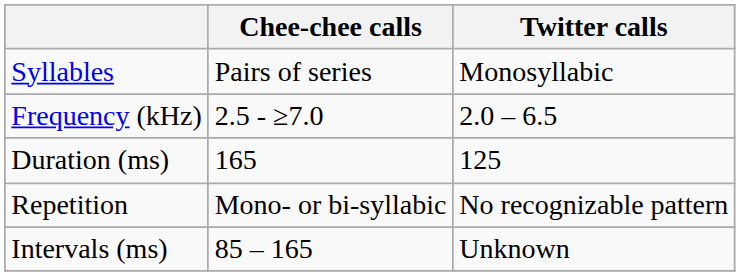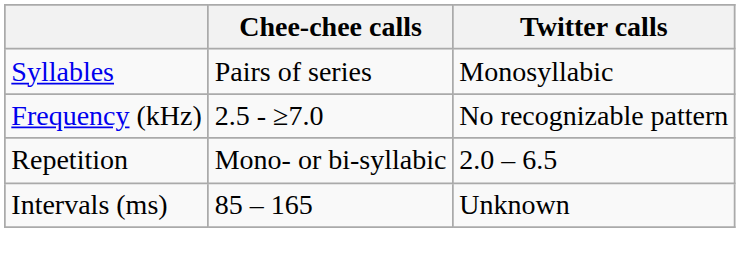(508, 115) 2.0 – 6.5 -> (594, 115) No recognizable pattern
- row: (90, 159)
(594, 204) No recognizable pattern -> (508, 159) 2.0 – 6.5
